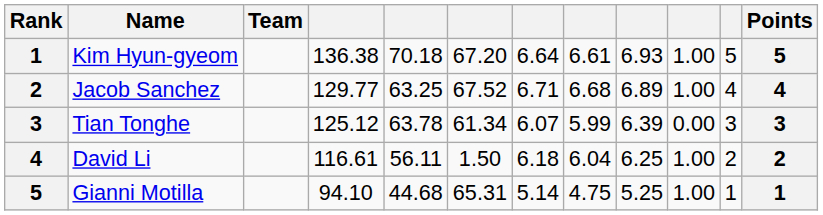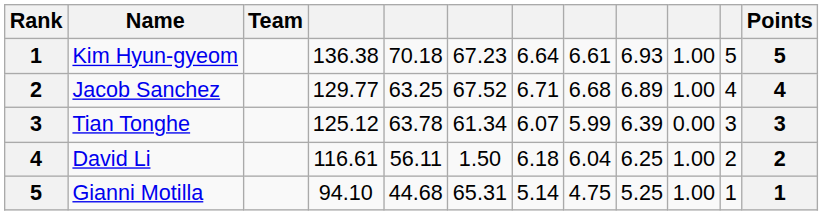(480, 55) 67.20 -> (480, 55) 67.23
